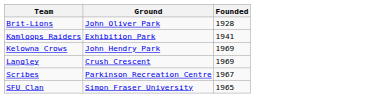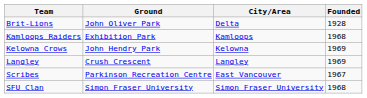+ column: (270, 11)
(225, 36) 1941 -> (337, 36) 1968
(225, 87) 1965 -> (337, 87) 1968
